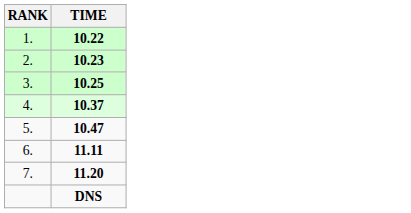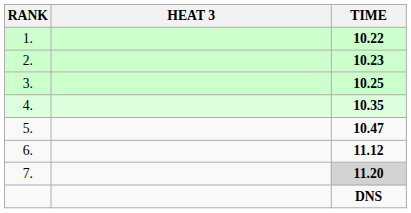+ column: (191, 16)
(89, 106) 10.37 -> (369, 106) 10.35
(89, 151) 11.11 -> (369, 151) 11.12
(89, 174) no background -> (369, 174) lightgrey background
